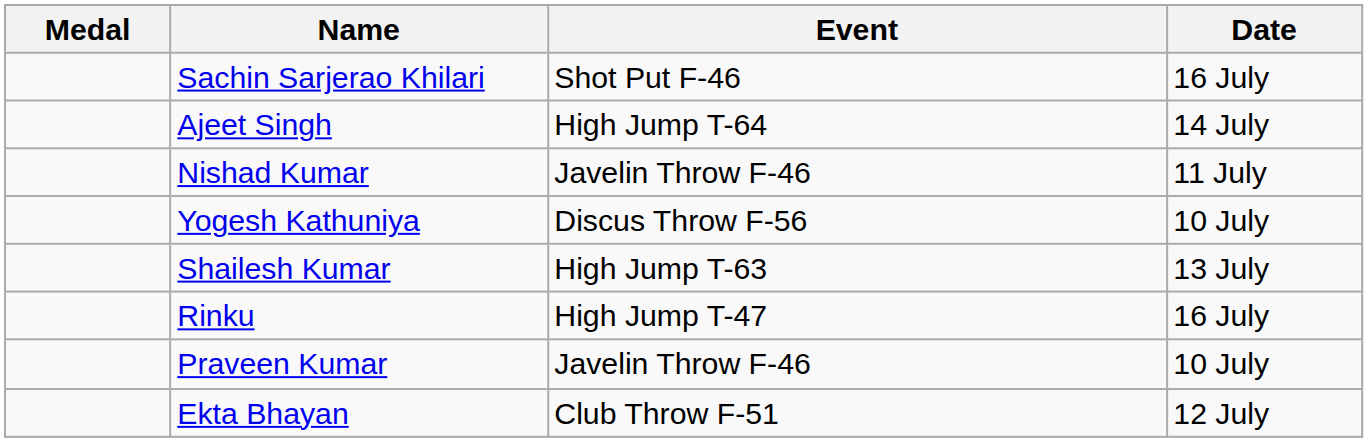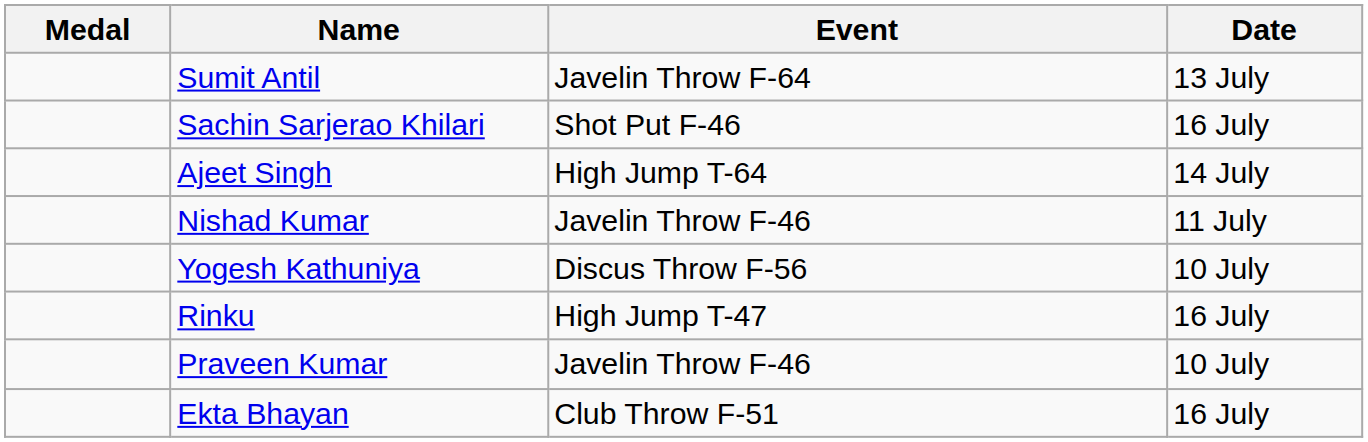+ row: (249, 77)
- row: (284, 269)
(1221, 412) 12 July -> (1221, 412) 16 July
